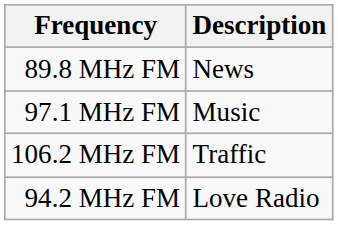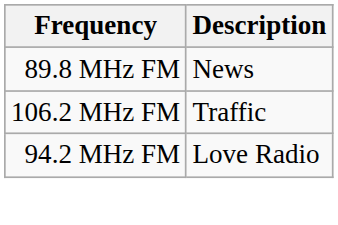- row: (102, 111)
